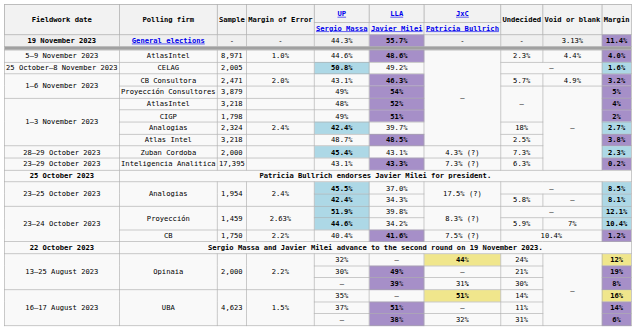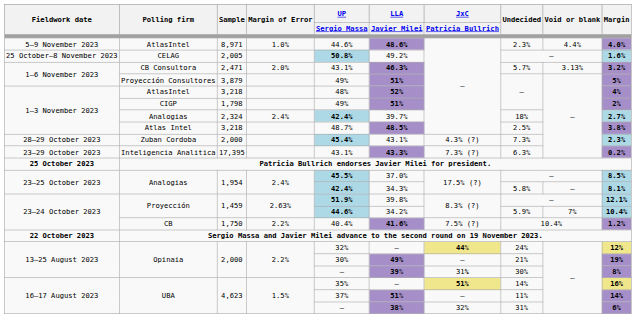- row: (168, 40)
(572, 80) 4.9% -> (572, 68) 3.13%
(397, 92) 54% -> (397, 80) 51%
